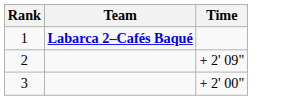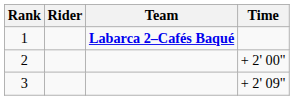+ column: (65, 15)
(222, 60) + 2' 09" -> (263, 60) + 2' 00"
(222, 83) + 2' 00" -> (263, 83) + 2' 09"
